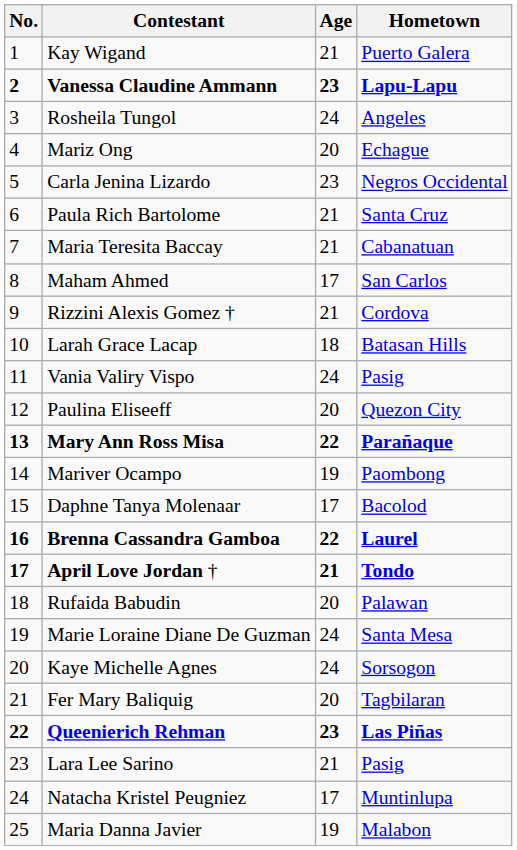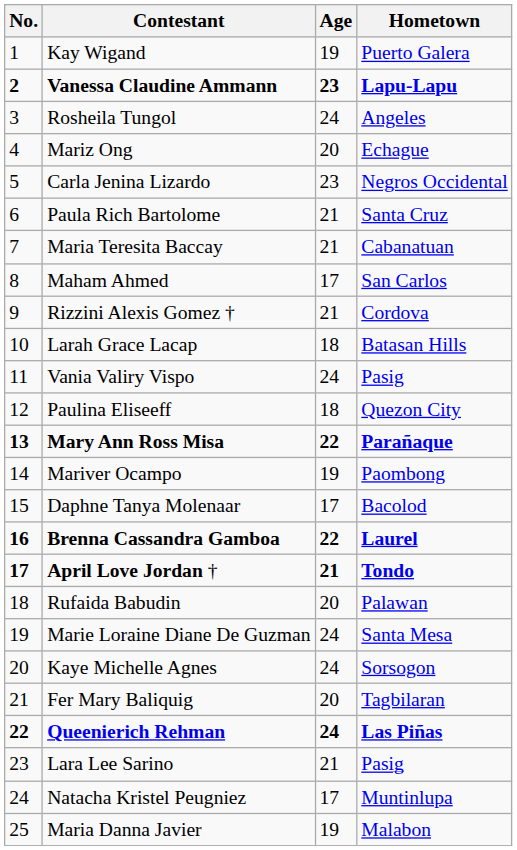(329, 53) 21 -> (329, 53) 19
(329, 408) 20 -> (329, 408) 18
(329, 732) 23 -> (329, 732) 24
